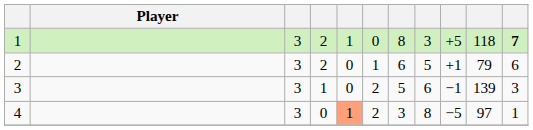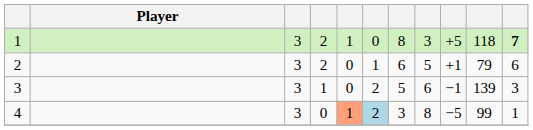(376, 112) no background -> (376, 112) lightblue background
(484, 112) 97 -> (484, 112) 99
